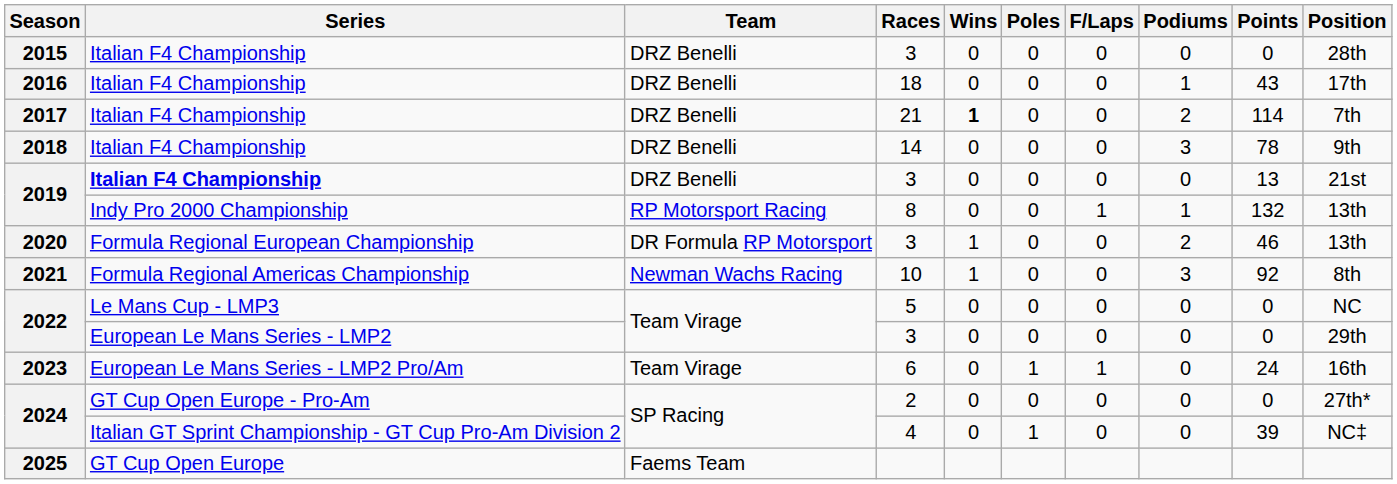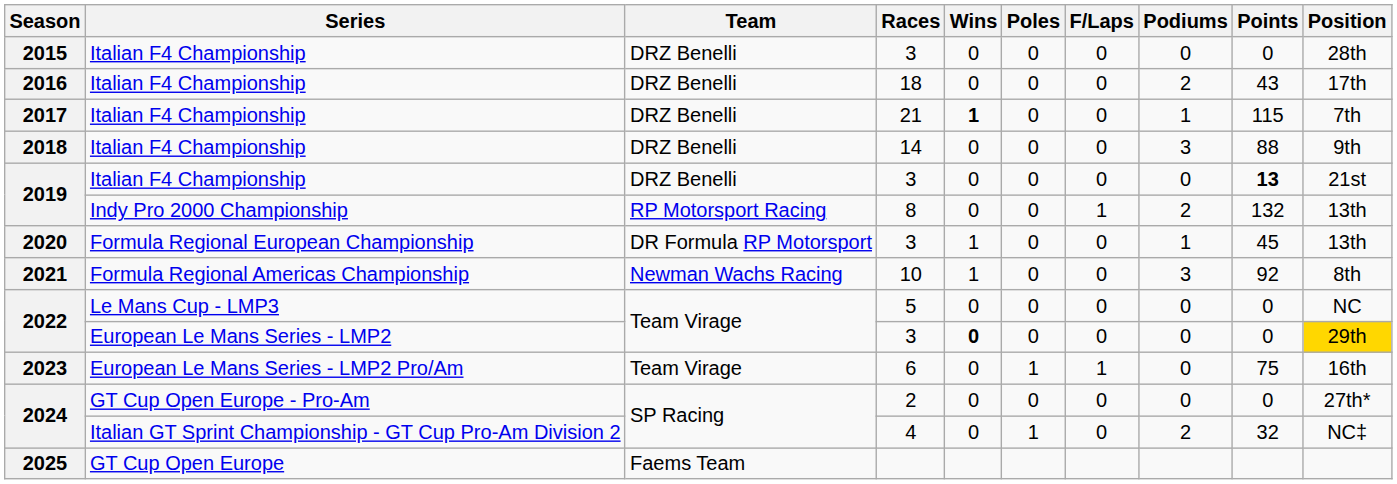(1186, 84) 1 -> (1186, 84) 2
(1186, 116) 2 -> (1186, 116) 1
(1268, 116) 114 -> (1268, 116) 115
(1268, 147) 78 -> (1268, 147) 88
(206, 179) bold -> (198, 179) normal
(1268, 179) normal -> (1268, 179) bold
(1186, 211) 1 -> (1186, 211) 2
(1186, 242) 2 -> (1186, 242) 1
(1268, 242) 46 -> (1268, 242) 45
(973, 337) normal -> (973, 337) bold
(1347, 337) no background -> (1347, 337) gold background
(1268, 369) 24 -> (1268, 369) 75
(1186, 432) 0 -> (1186, 432) 2
(1268, 432) 39 -> (1268, 432) 32
